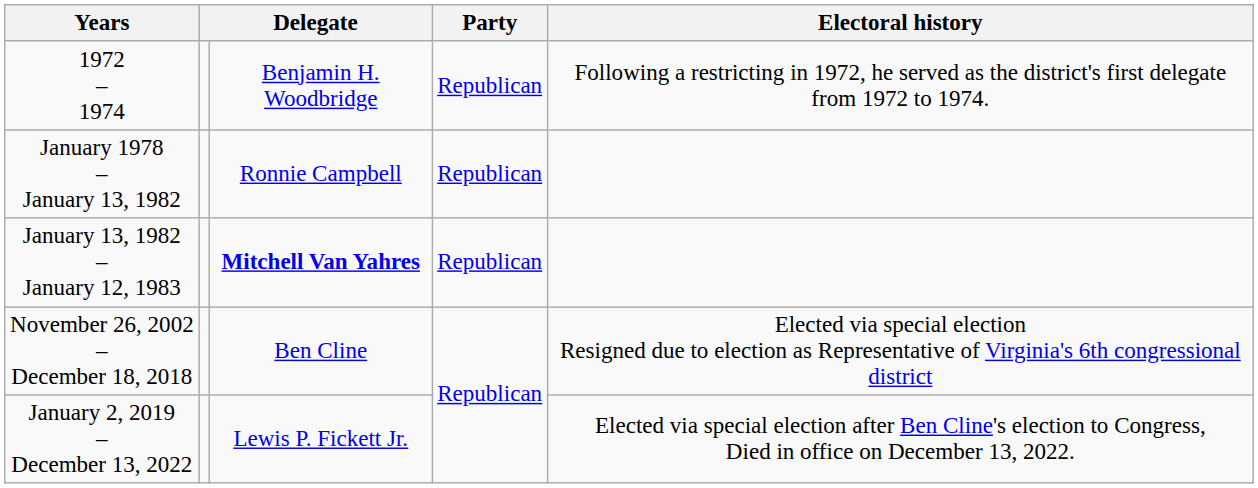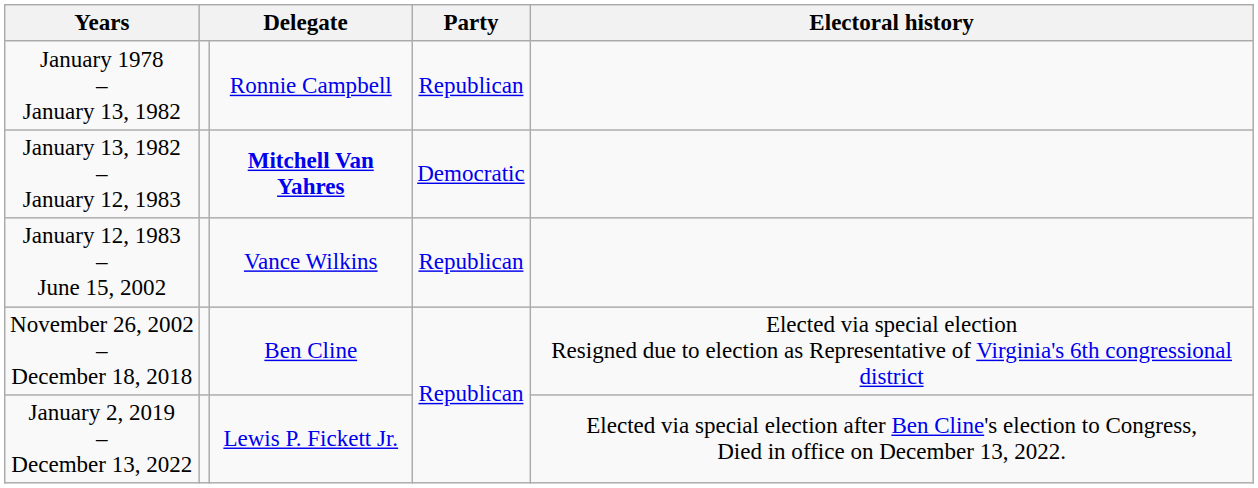- row: (102, 85)
(490, 261) Republican -> (471, 173) Democratic
+ row: (102, 261)
